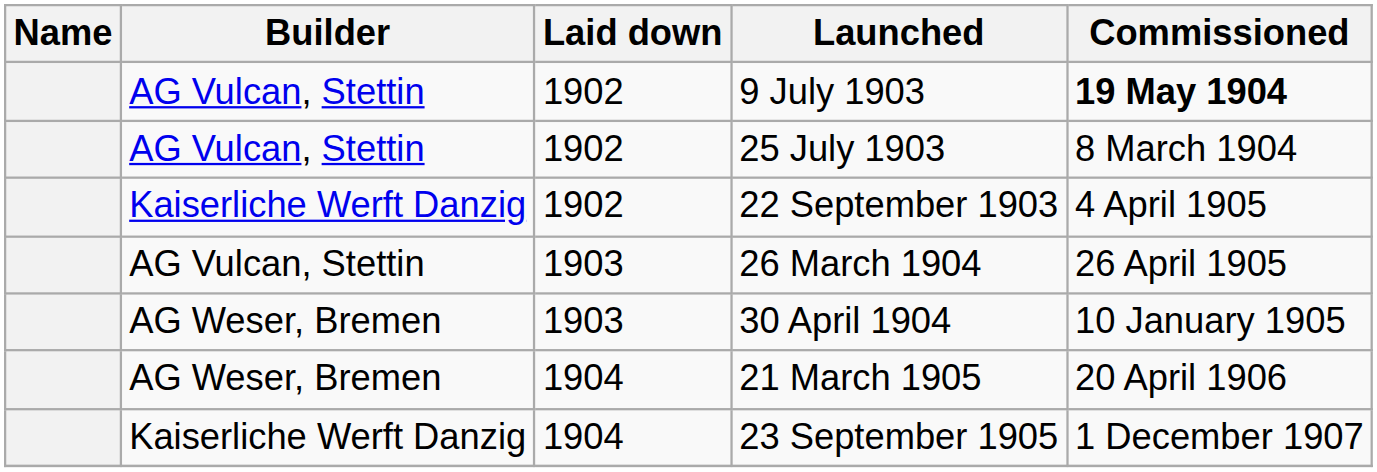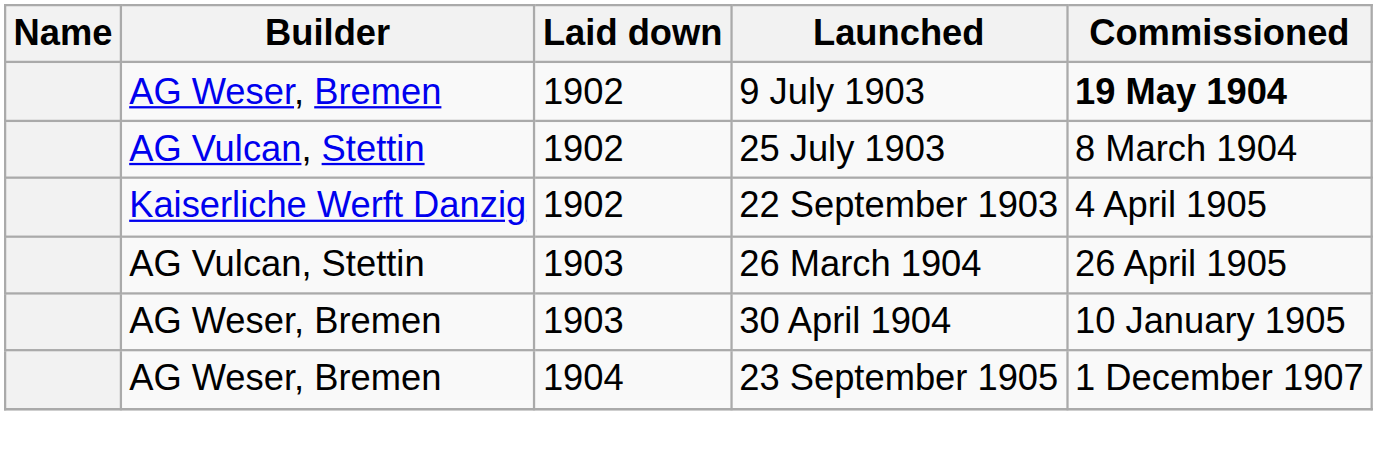(277, 90) AG Vulcan, Stettin -> (285, 90) AG Weser, Bremen
- row: (860, 378)
(328, 436) Kaiserliche Werft Danzig -> (285, 378) AG Weser, Bremen
